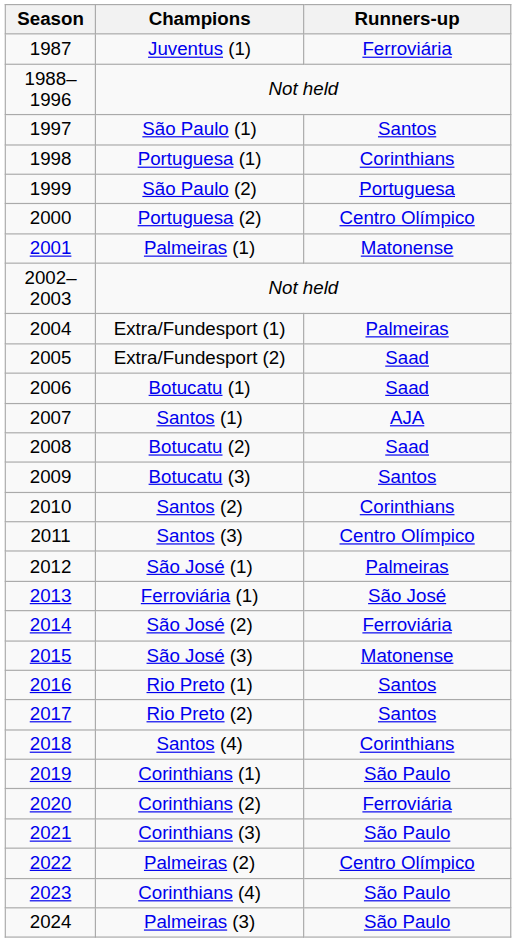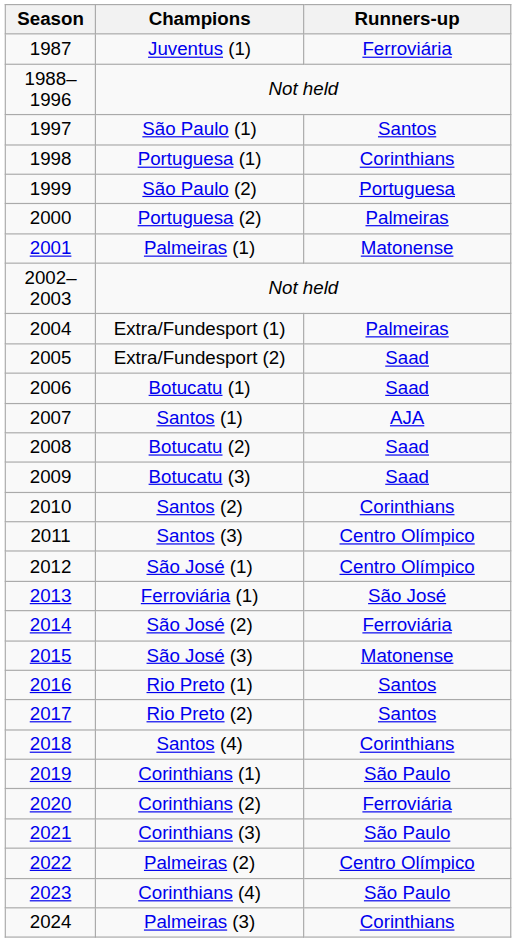(407, 218) Centro Olímpico -> (407, 218) Palmeiras
(407, 477) Santos -> (407, 477) Saad
(407, 566) Palmeiras -> (407, 566) Centro Olímpico
(407, 922) São Paulo -> (407, 922) Corinthians
